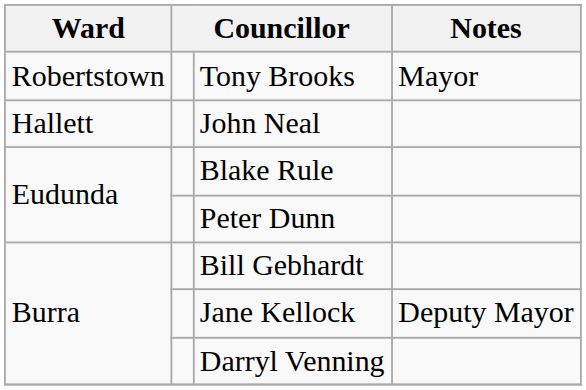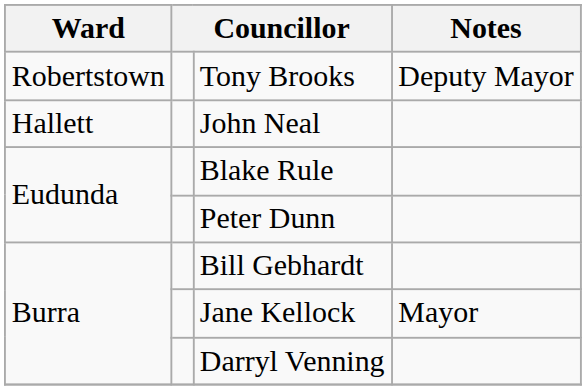(438, 75) Mayor -> (486, 75) Deputy Mayor
(486, 312) Deputy Mayor -> (438, 312) Mayor
